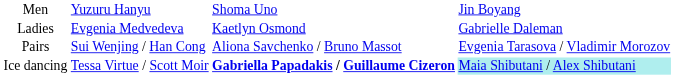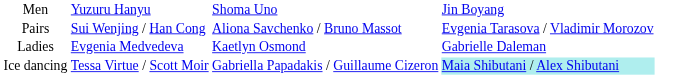rows swapped: (35, 28) <-> (35, 47)
(334, 66) bold -> (325, 66) normal
